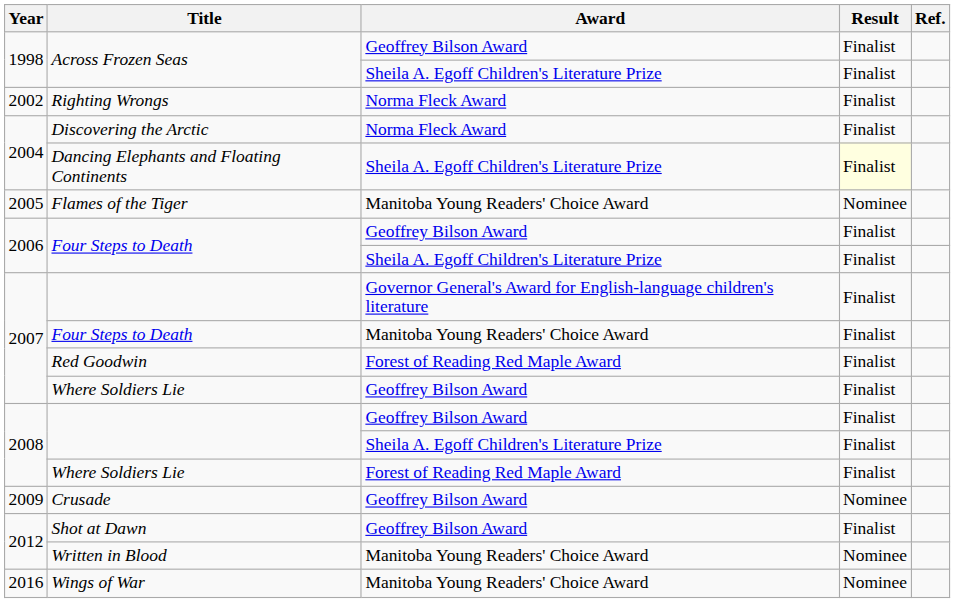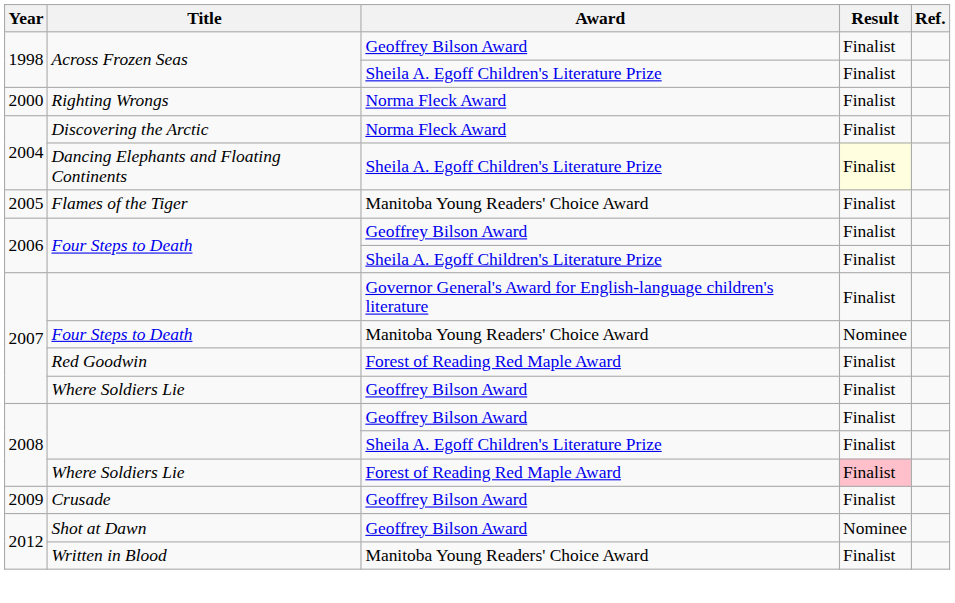(26, 101) 2002 -> (26, 101) 2000
(875, 203) Nominee -> (869, 203) Finalist
(869, 334) Finalist -> (875, 334) Nominee
(869, 472) no background -> (869, 472) pink background
(875, 500) Nominee -> (869, 500) Finalist
(869, 527) Finalist -> (875, 527) Nominee
(875, 555) Nominee -> (869, 555) Finalist
- row: (98, 583)
